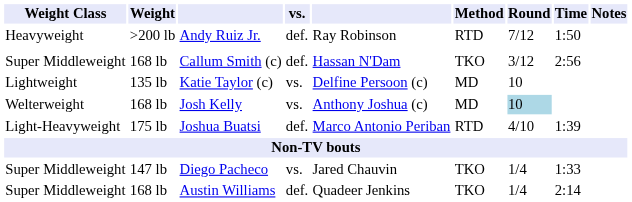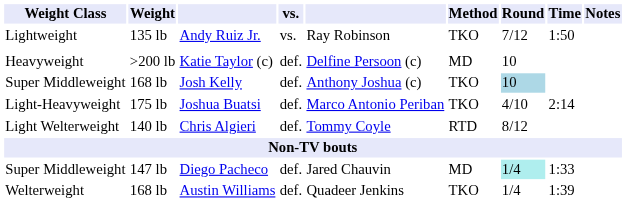(44, 35) Heavyweight -> (41, 35) Lightweight
(153, 35) >200 lb -> (148, 35) 135 lb
(297, 35) def. -> (288, 35) vs.
(469, 35) RTD -> (464, 35) TKO
- row: (231, 61)
(41, 82) Lightweight -> (44, 61) Heavyweight
(148, 82) 135 lb -> (153, 61) >200 lb
(294, 82) vs. -> (291, 61) def.
(45, 104) Welterweight -> (65, 82) Super Middleweight
(294, 104) vs. -> (291, 82) def.
(467, 104) MD -> (464, 82) TKO
(469, 126) RTD -> (464, 104) TKO
(568, 126) 1:39 -> (562, 104) 2:14
+ row: (218, 126)
(294, 169) vs. -> (291, 169) def.
(470, 169) TKO -> (460, 169) MD
(517, 169) no background -> (511, 169) paleturquoise background
(65, 190) Super Middleweight -> (45, 190) Welterweight
(568, 190) 2:14 -> (562, 190) 1:39
